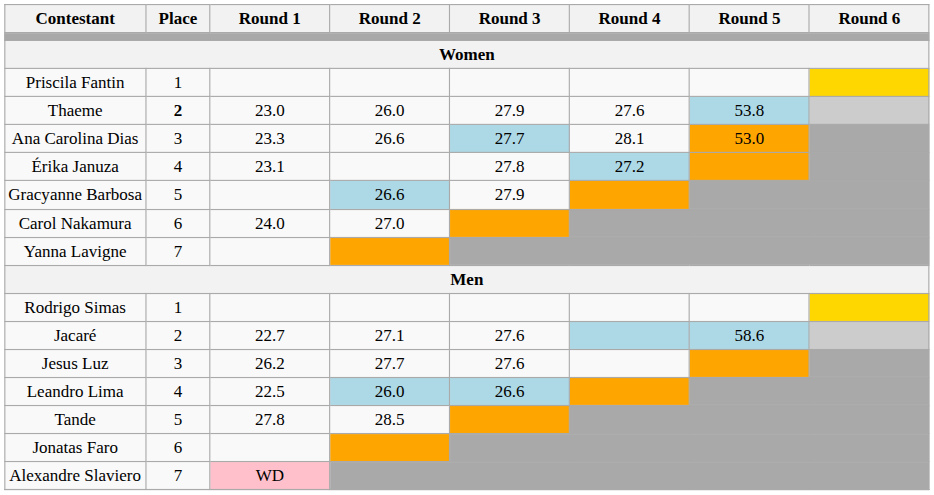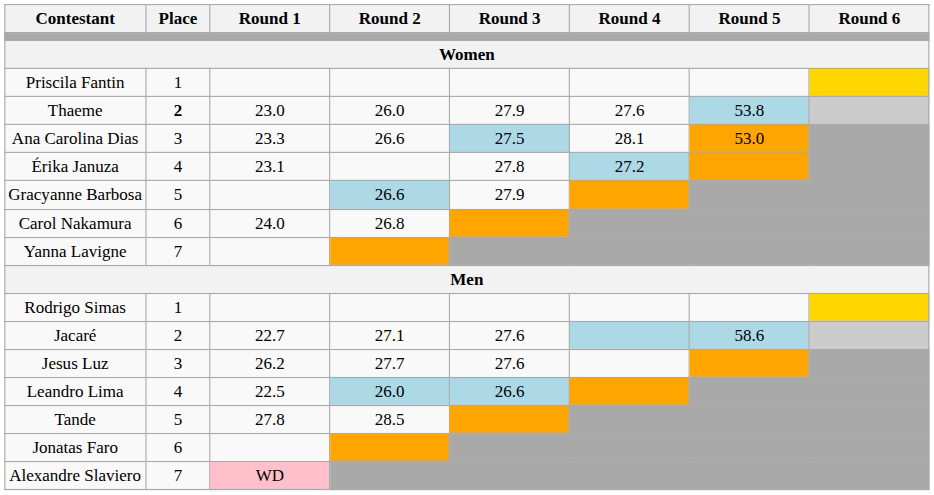(510, 138) 27.7 -> (510, 138) 27.5
(390, 222) 27.0 -> (390, 222) 26.8
